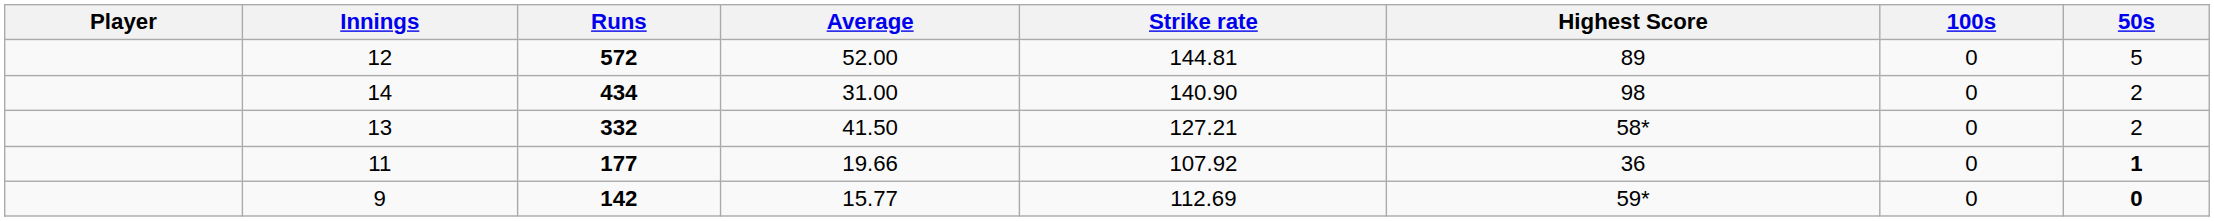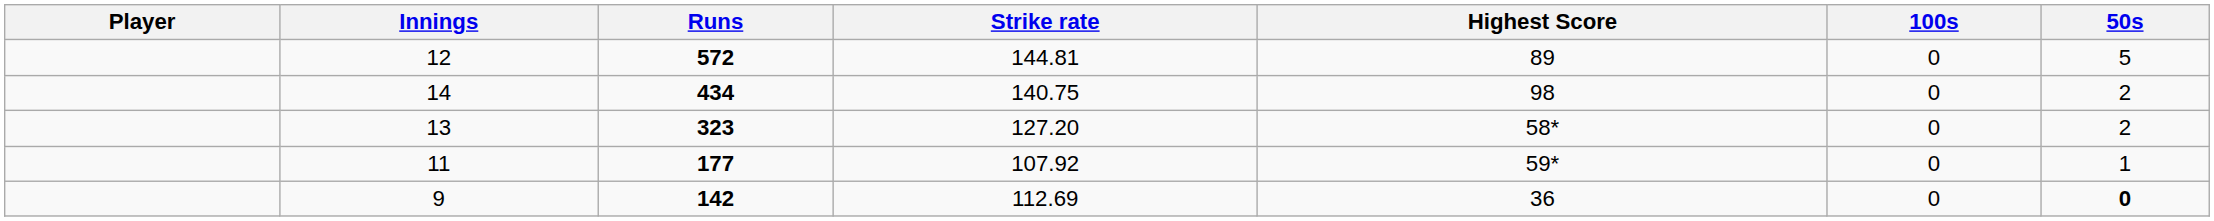- column: (870, 22)
(1203, 92) 140.90 -> (1045, 92) 140.75
(619, 127) 332 -> (715, 127) 323
(1203, 127) 127.21 -> (1045, 127) 127.20
(1633, 163) 36 -> (1542, 163) 59*
(2136, 163) bold -> (2125, 163) normal
(1633, 198) 59* -> (1542, 198) 36
